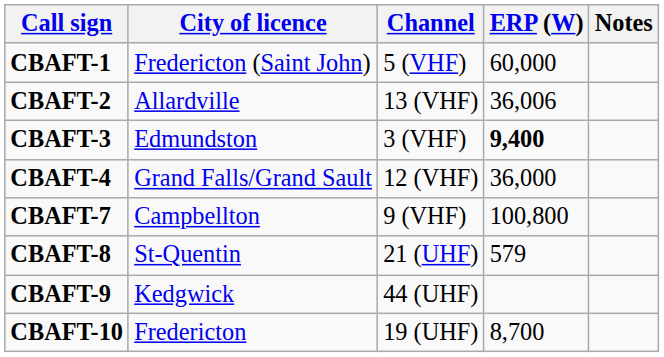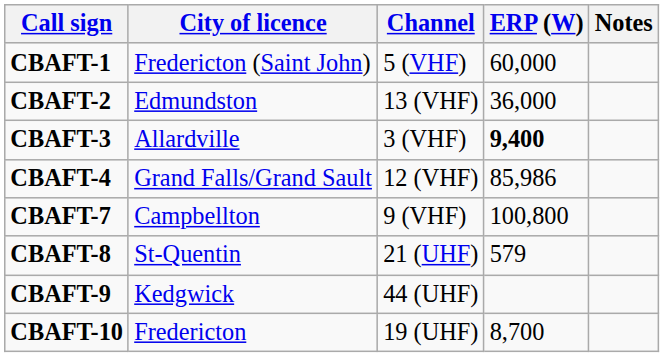(187, 100) Allardville -> (196, 100) Edmundston
(523, 100) 36,006 -> (523, 100) 36,000
(196, 139) Edmundston -> (187, 139) Allardville
(523, 178) 36,000 -> (523, 178) 85,986
